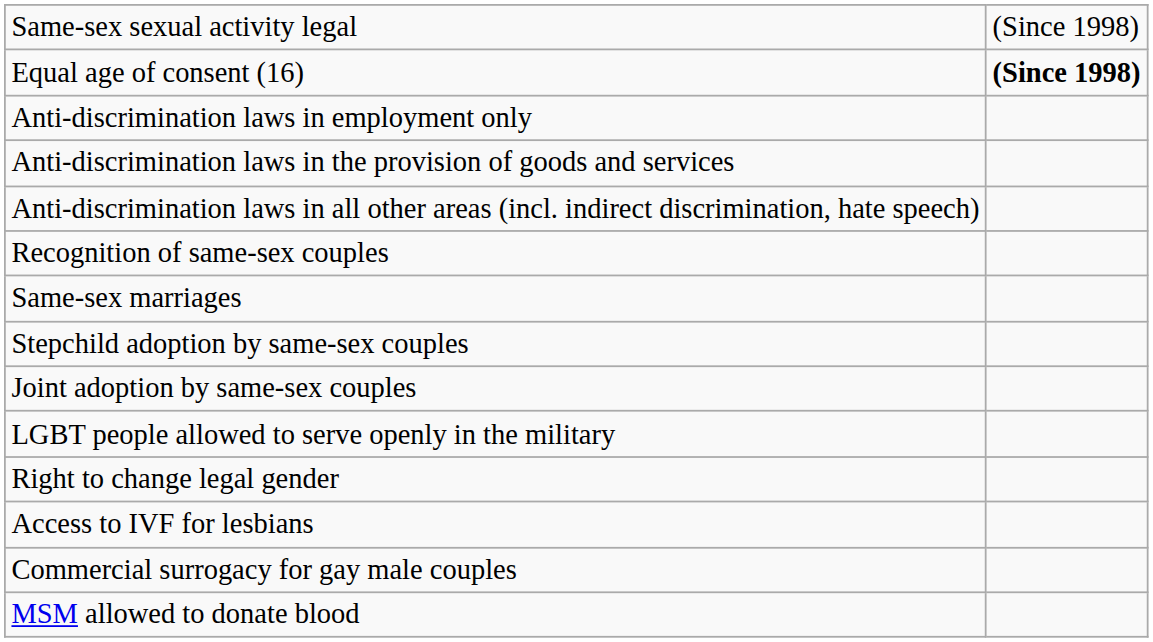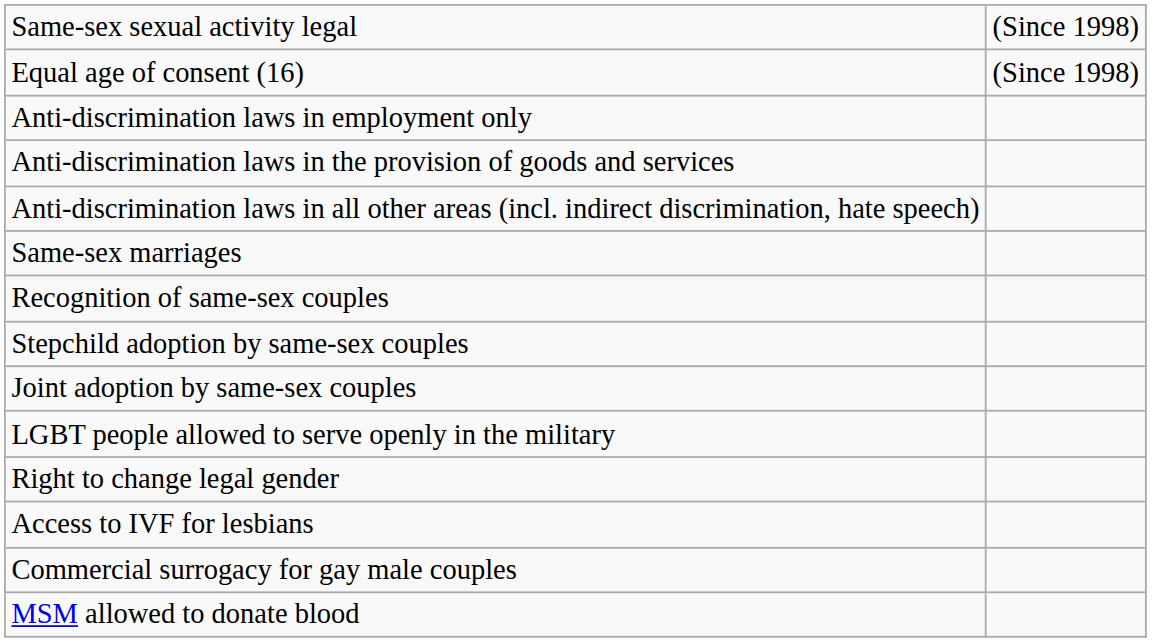(1067, 72) bold -> (1066, 72) normal
rows swapped: (127, 298) <-> (200, 252)
